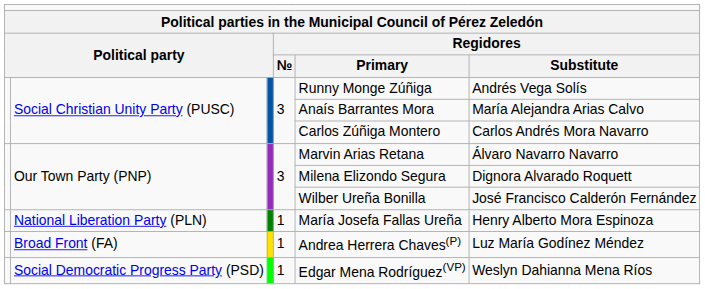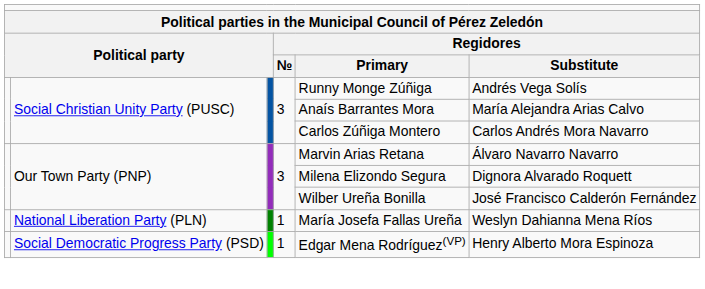(563, 220) Henry Alberto Mora Espinoza -> (562, 220) Weslyn Dahianna Mena Ríos
- row: (66, 244)
(562, 270) Weslyn Dahianna Mena Ríos -> (563, 244) Henry Alberto Mora Espinoza
